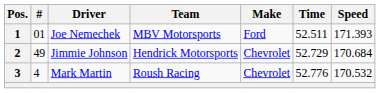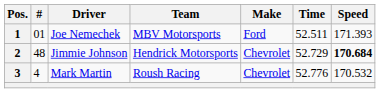(39, 53) 49 -> (39, 53) 48
(353, 53) normal -> (353, 53) bold
